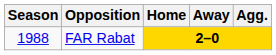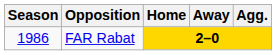(33, 38) 1988 -> (33, 38) 1986
